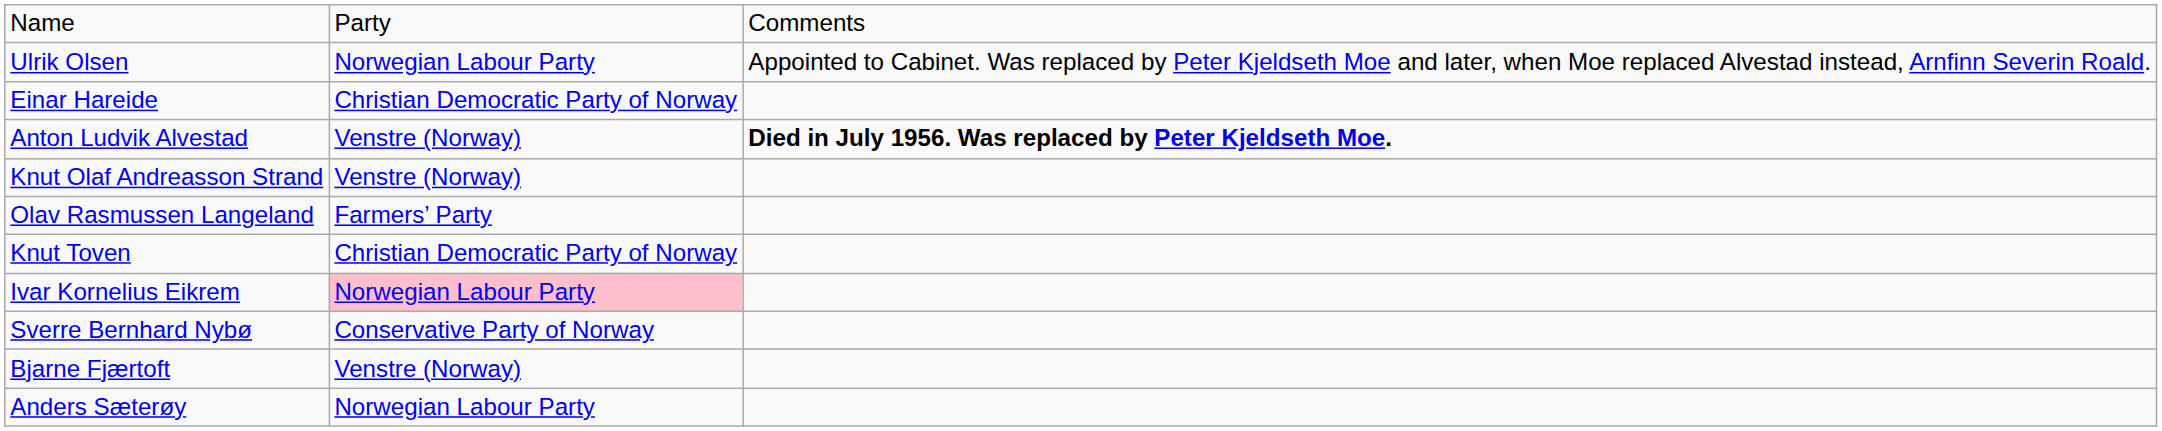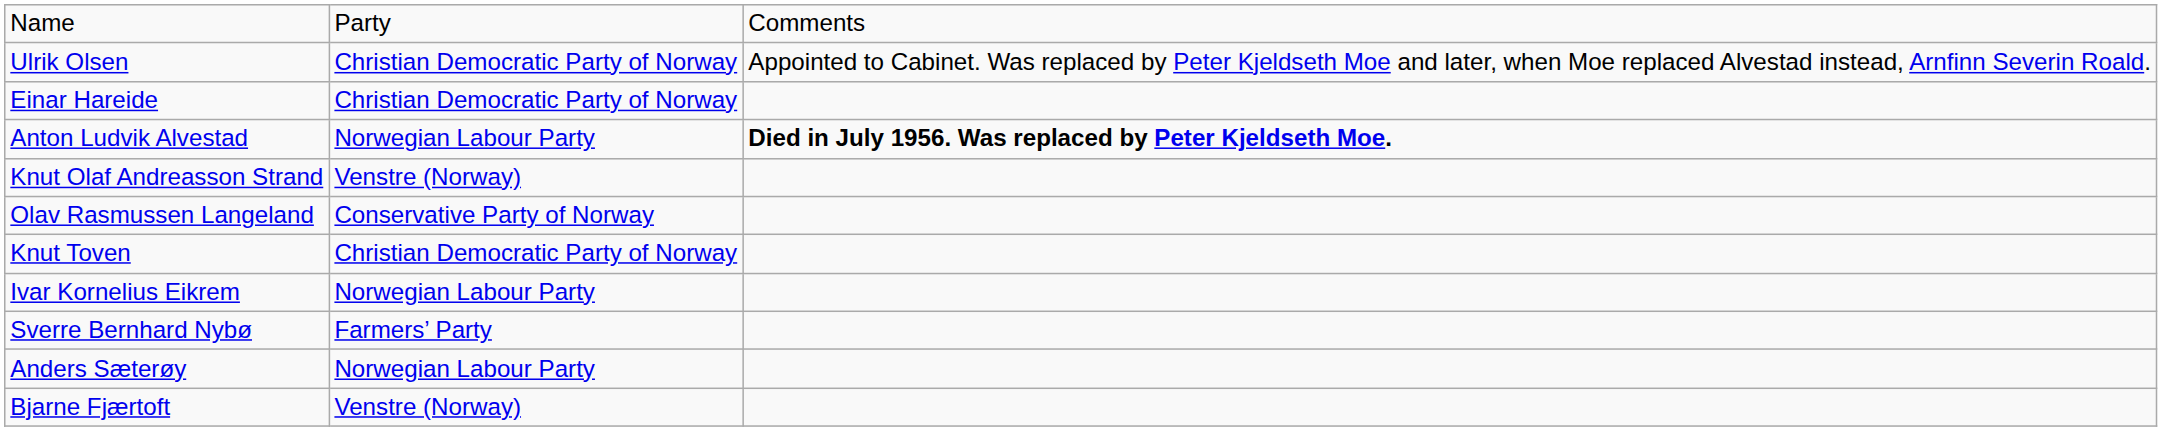(465, 61) Norwegian Labour Party -> (536, 61) Christian Democratic Party of Norway
(428, 138) Venstre (Norway) -> (465, 138) Norwegian Labour Party
(413, 215) Farmers’ Party -> (494, 215) Conservative Party of Norway
(465, 291) pink background -> (465, 291) no background
(494, 330) Conservative Party of Norway -> (413, 330) Farmers’ Party
rows swapped: (90, 368) <-> (98, 406)
